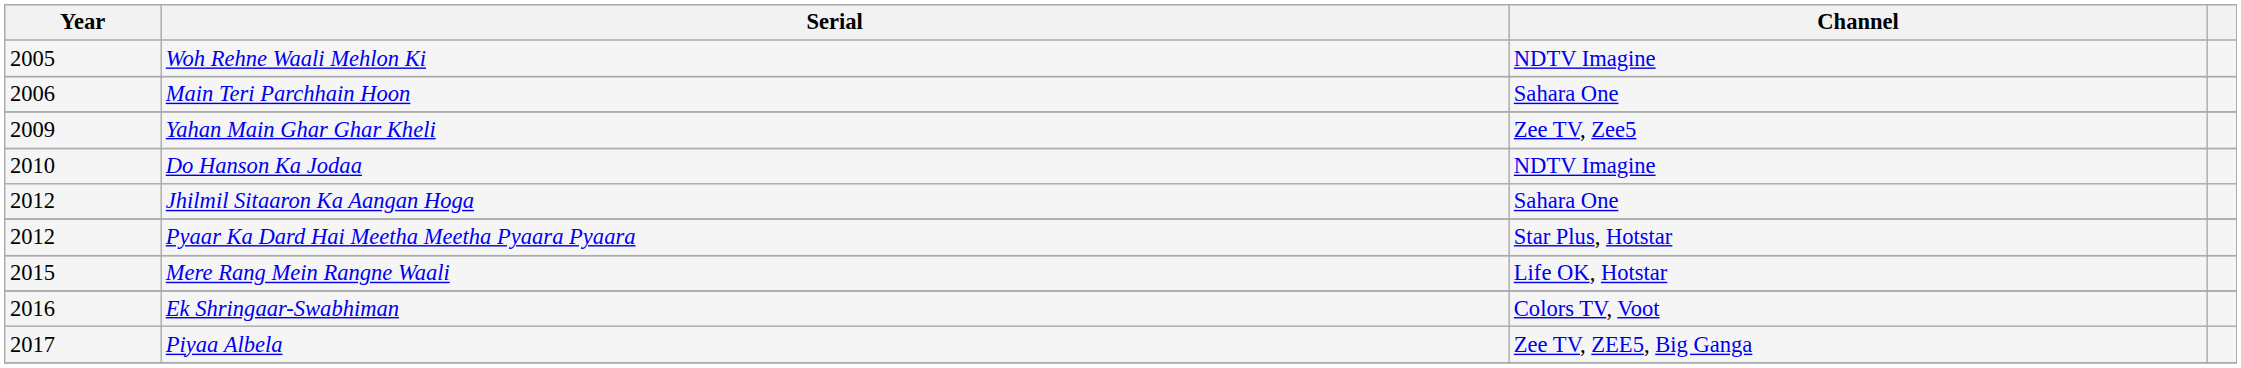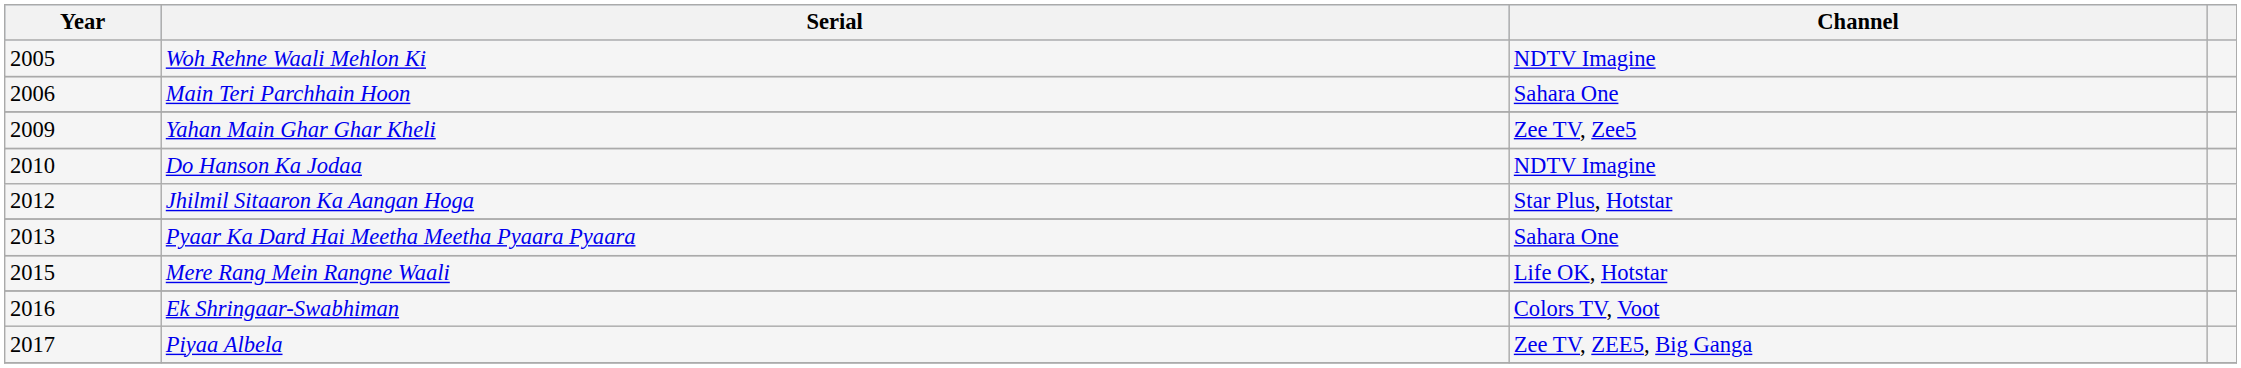(1566, 201) Sahara One -> (1593, 201) Star Plus, Hotstar
(32, 237) 2012 -> (32, 237) 2013
(1593, 237) Star Plus, Hotstar -> (1566, 237) Sahara One
